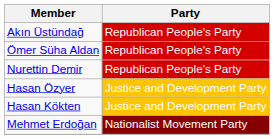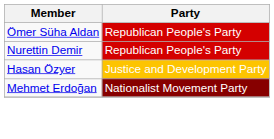- row: (45, 32)
- row: (44, 106)
